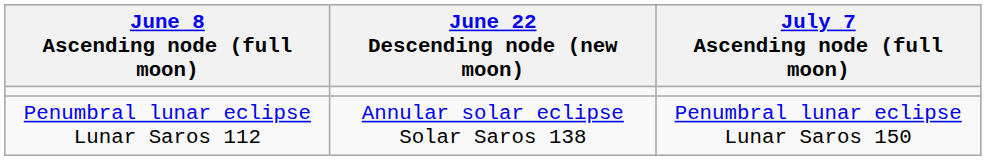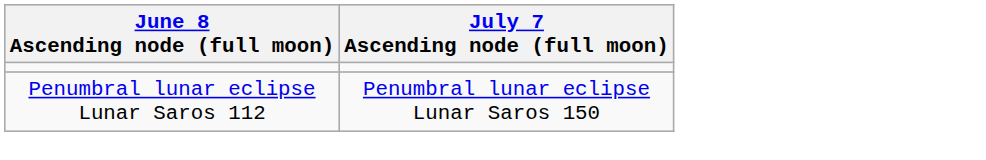- column: (493, 46)
